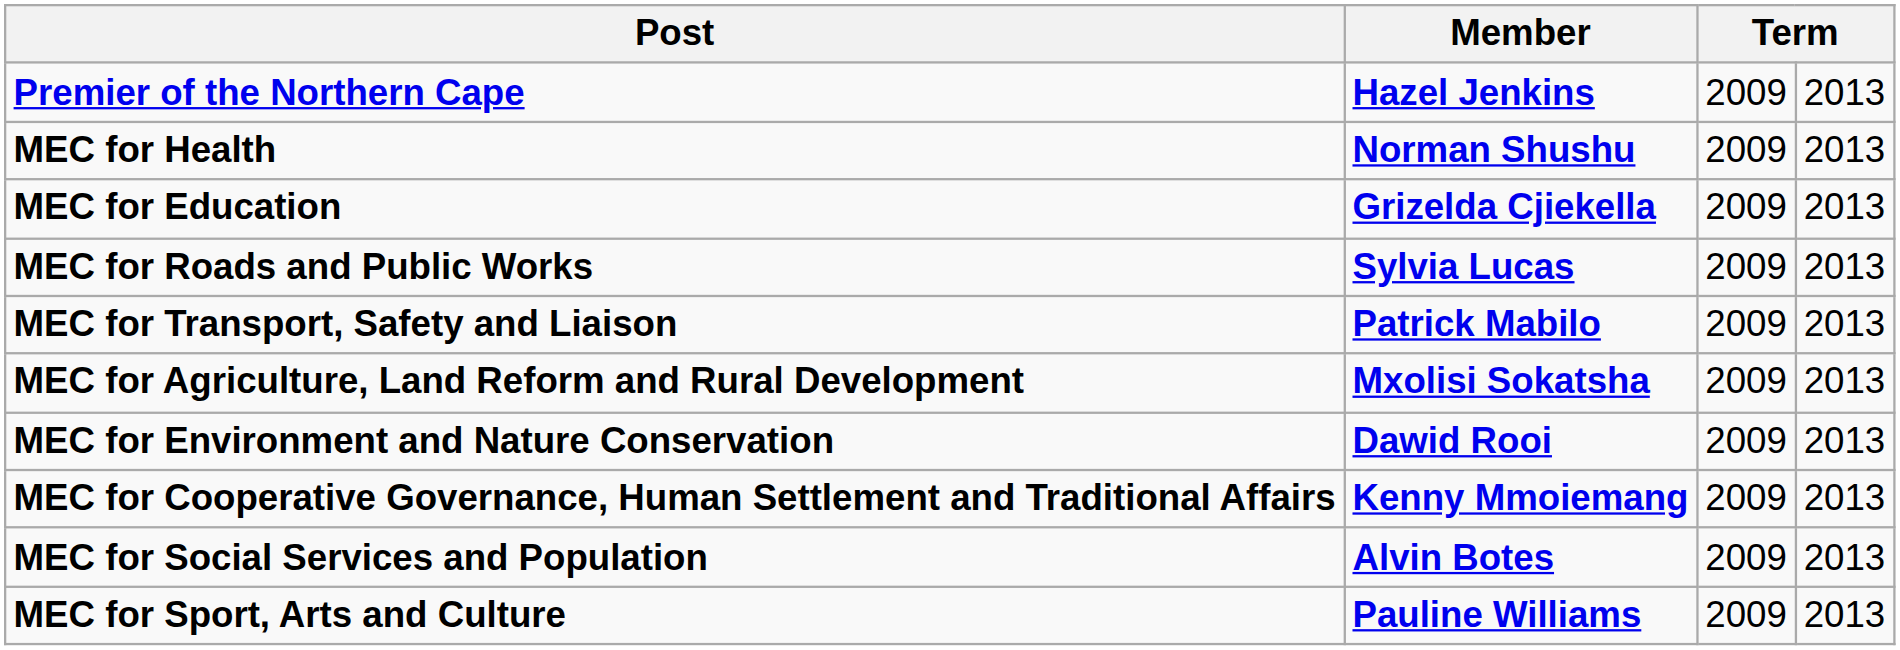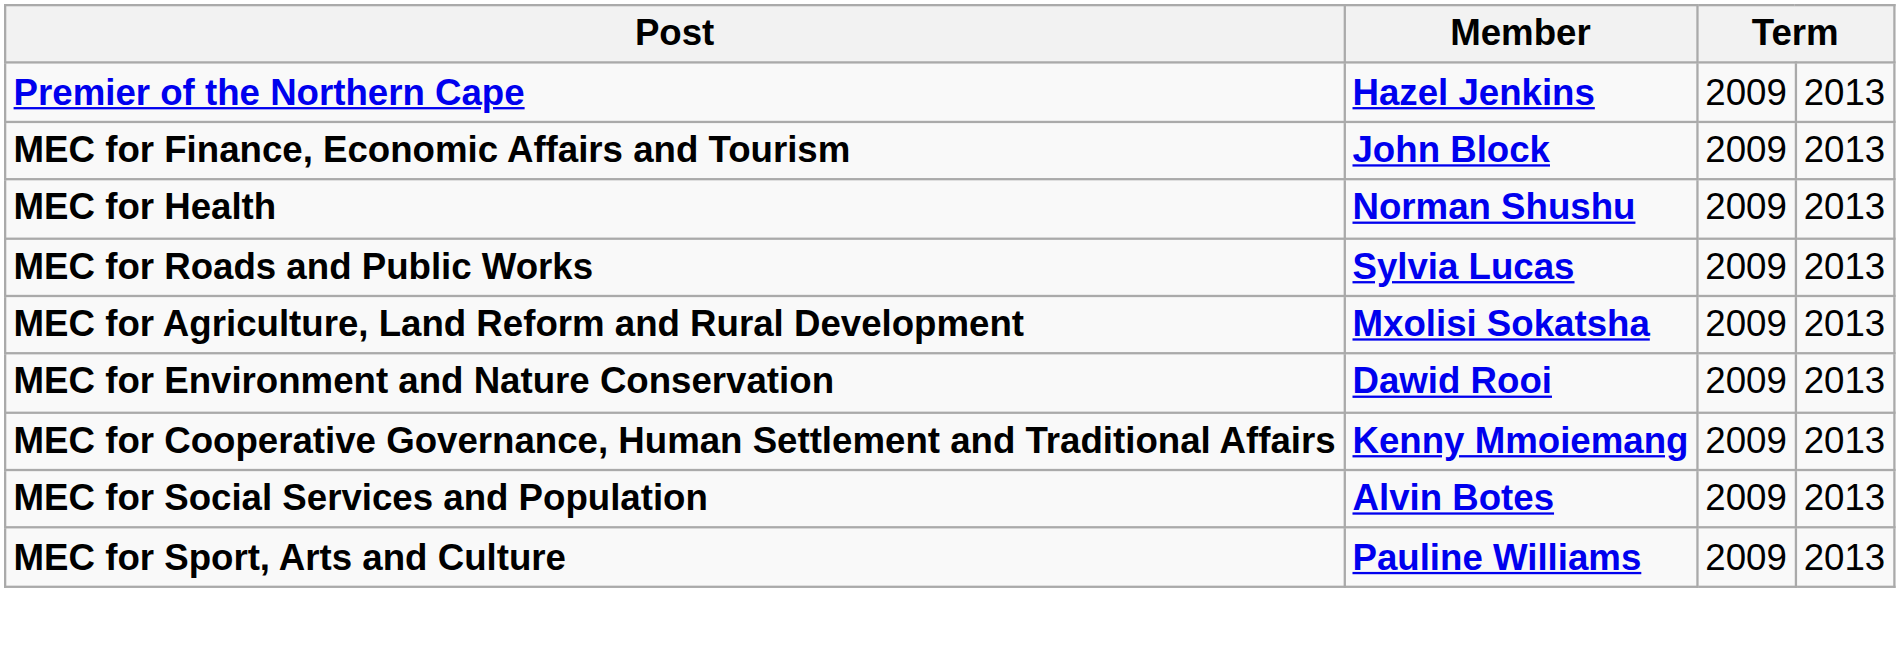+ row: (432, 149)
- row: (177, 207)
- row: (345, 324)
